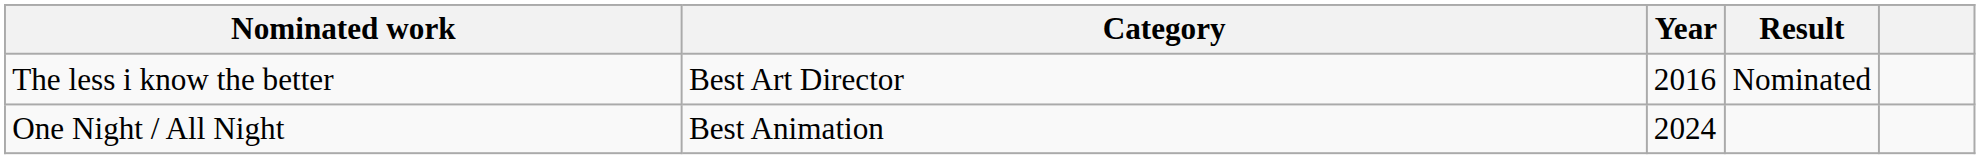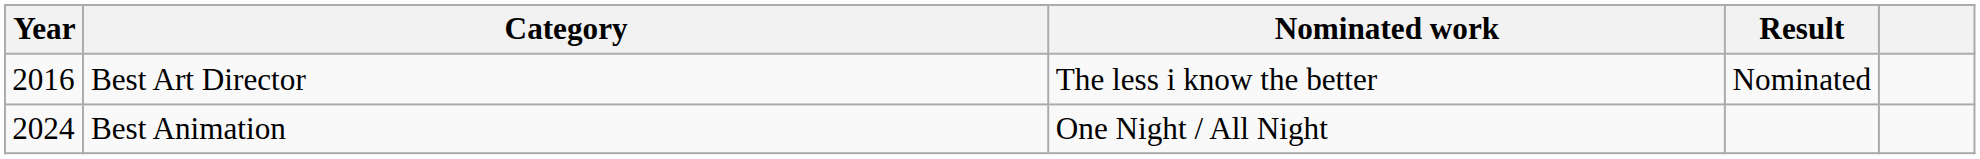columns swapped: (1686, 29) <-> (343, 29)
